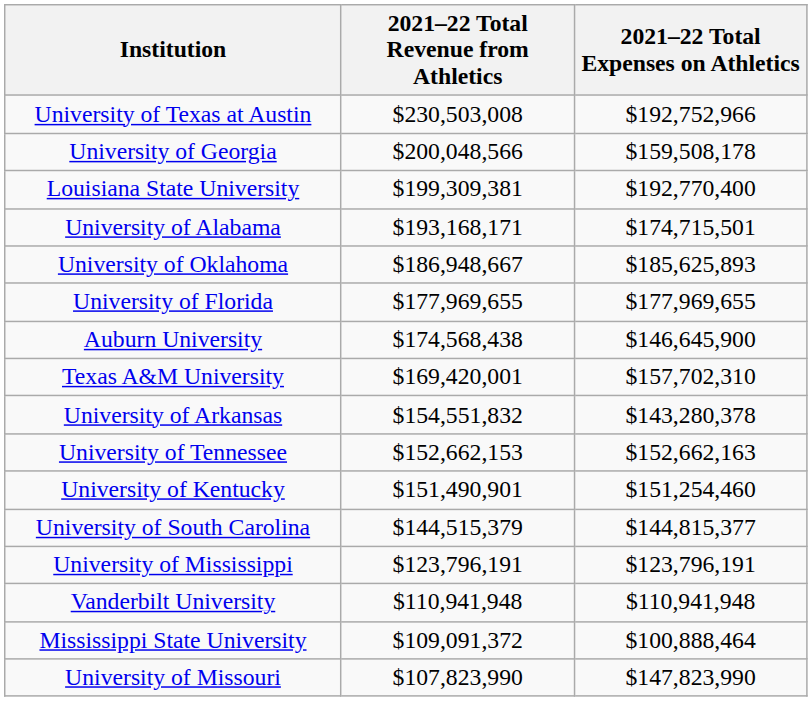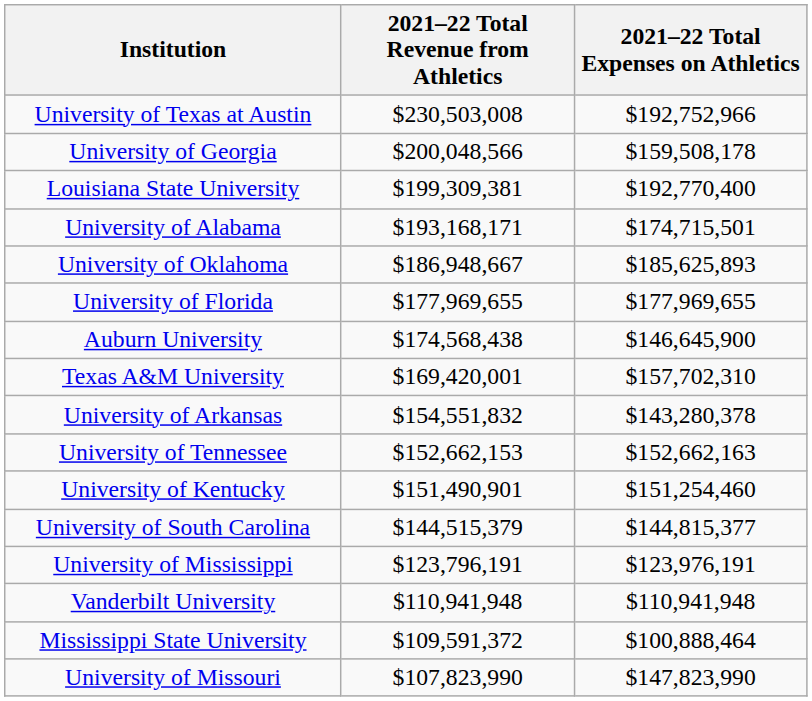(691, 564) $123,796,191 -> (691, 564) $123,976,191
(458, 639) $109,091,372 -> (458, 639) $109,591,372
